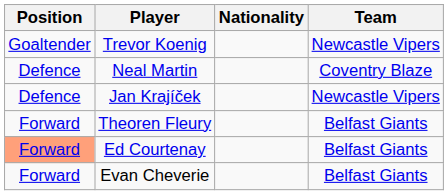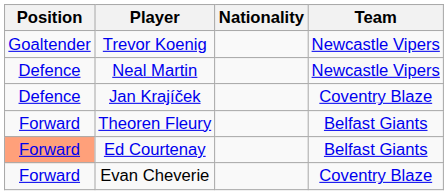(376, 70) Coventry Blaze -> (376, 70) Newcastle Vipers
(376, 96) Newcastle Vipers -> (376, 96) Coventry Blaze
(376, 176) Belfast Giants -> (376, 176) Coventry Blaze
